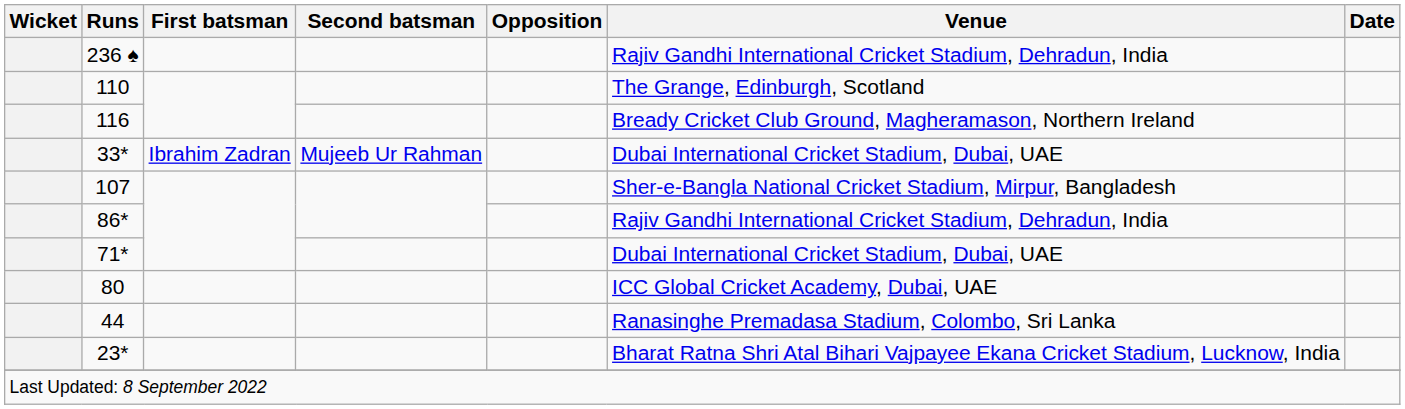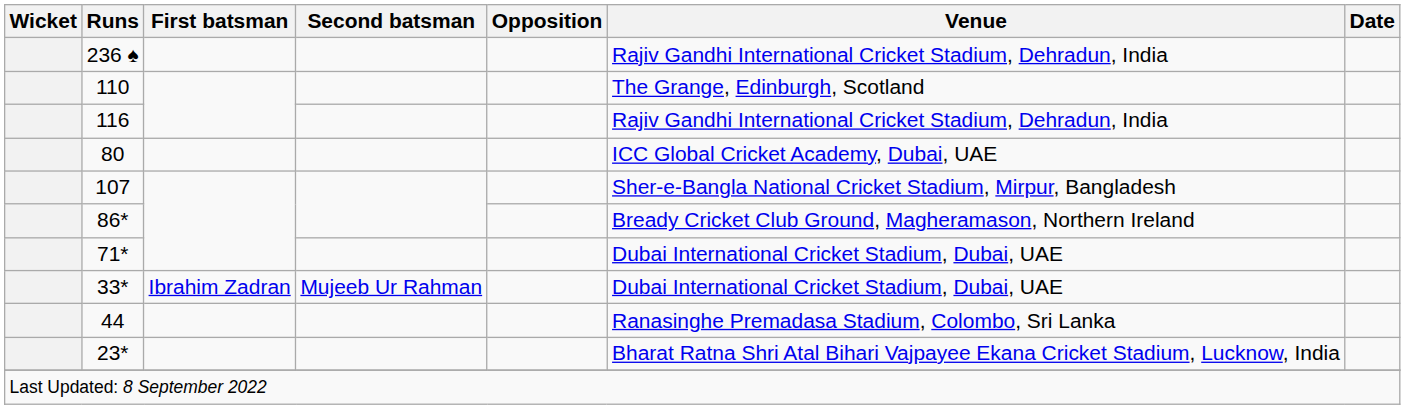(903, 120) Bready Cricket Club Ground, Magheramason, Northern Ireland -> (890, 120) Rajiv Gandhi International Cricket Stadium, Dehradun, India
rows swapped: (113, 287) <-> (113, 154)
(890, 220) Rajiv Gandhi International Cricket Stadium, Dehradun, India -> (903, 220) Bready Cricket Club Ground, Magheramason, Northern Ireland
